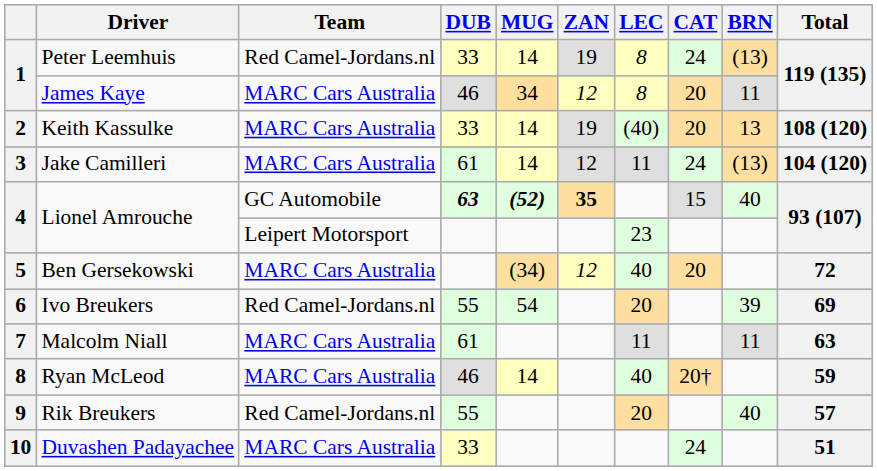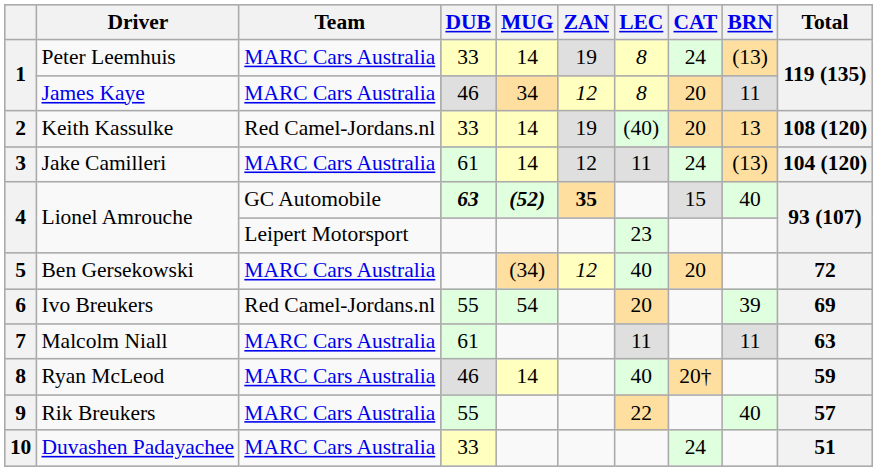(340, 57) Red Camel-Jordans.nl -> (340, 57) MARC Cars Australia
(340, 128) MARC Cars Australia -> (340, 128) Red Camel-Jordans.nl
(340, 411) Red Camel-Jordans.nl -> (340, 411) MARC Cars Australia
(641, 411) 20 -> (641, 411) 22
